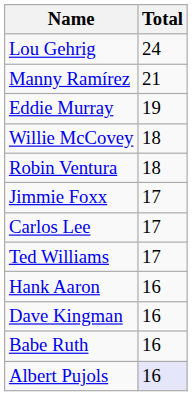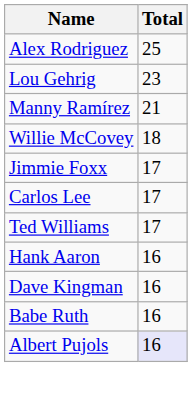+ row: (68, 49)
(151, 49) 24 -> (151, 78) 23
- row: (61, 108)
- row: (63, 167)
